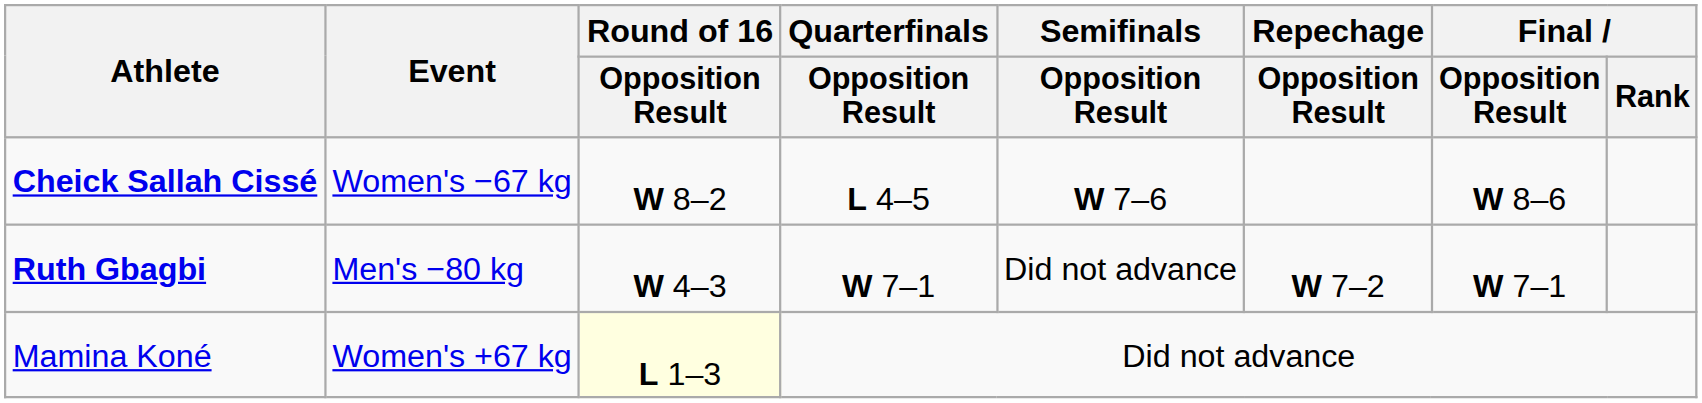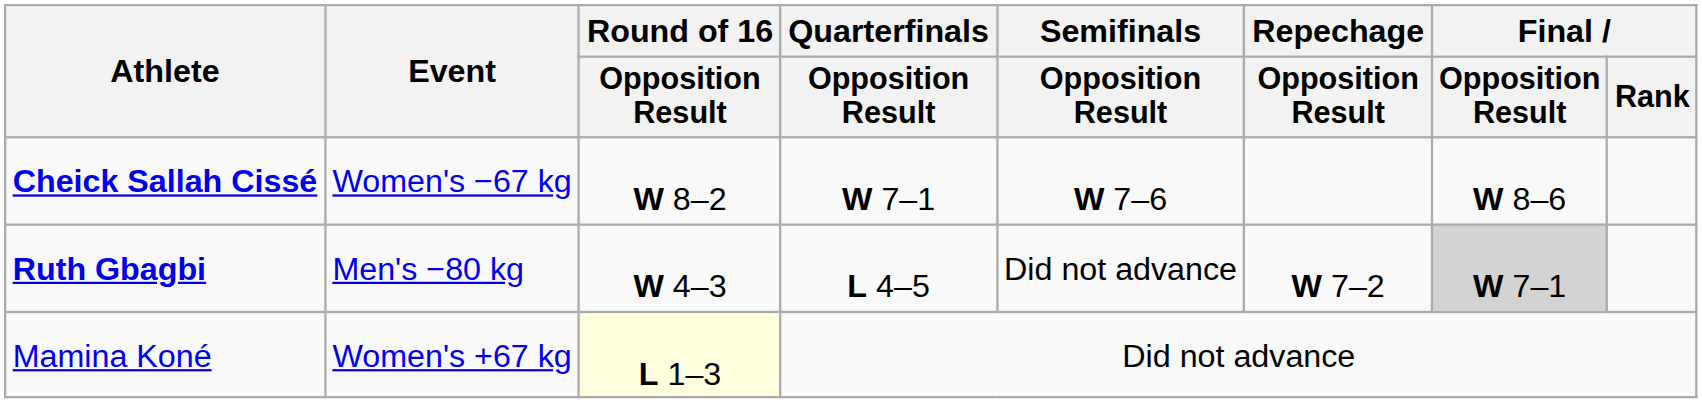(889, 199) L 4–5 -> (889, 199) W 7–1
(889, 286) W 7–1 -> (889, 286) L 4–5
(1520, 286) no background -> (1520, 286) lightgrey background
